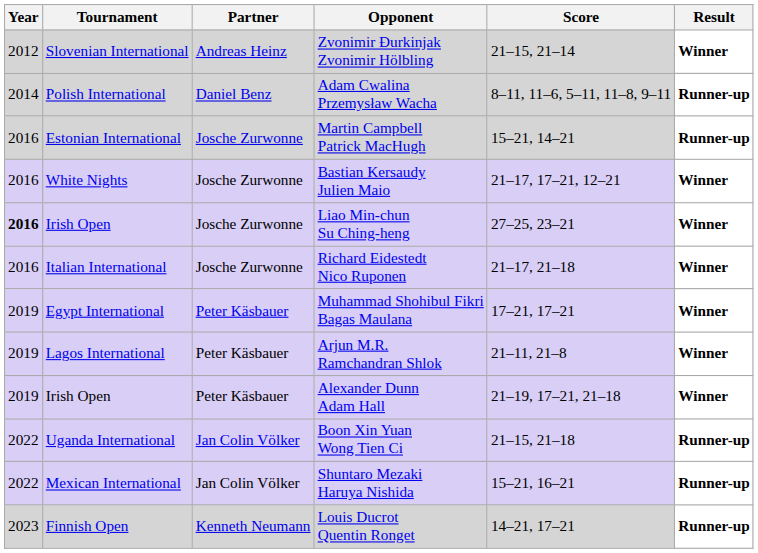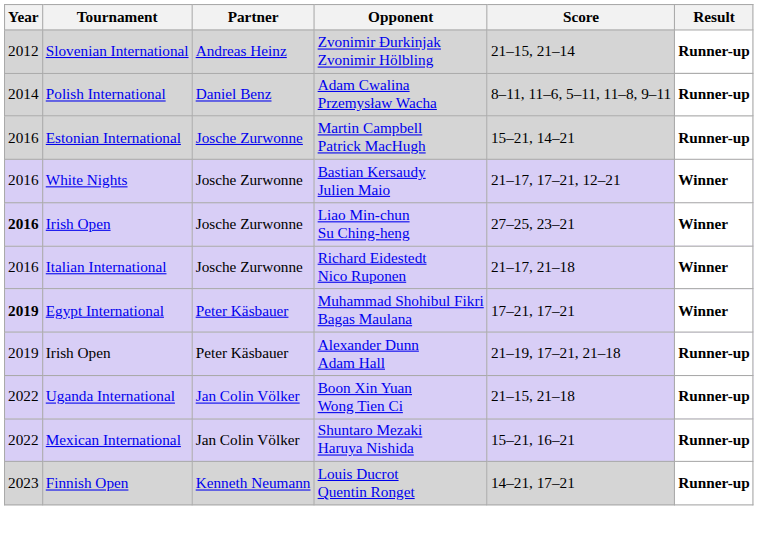(703, 51) Winner -> (714, 51) Runner-up
(23, 310) normal -> (23, 310) bold
- row: (380, 354)
(703, 397) Winner -> (714, 354) Runner-up
